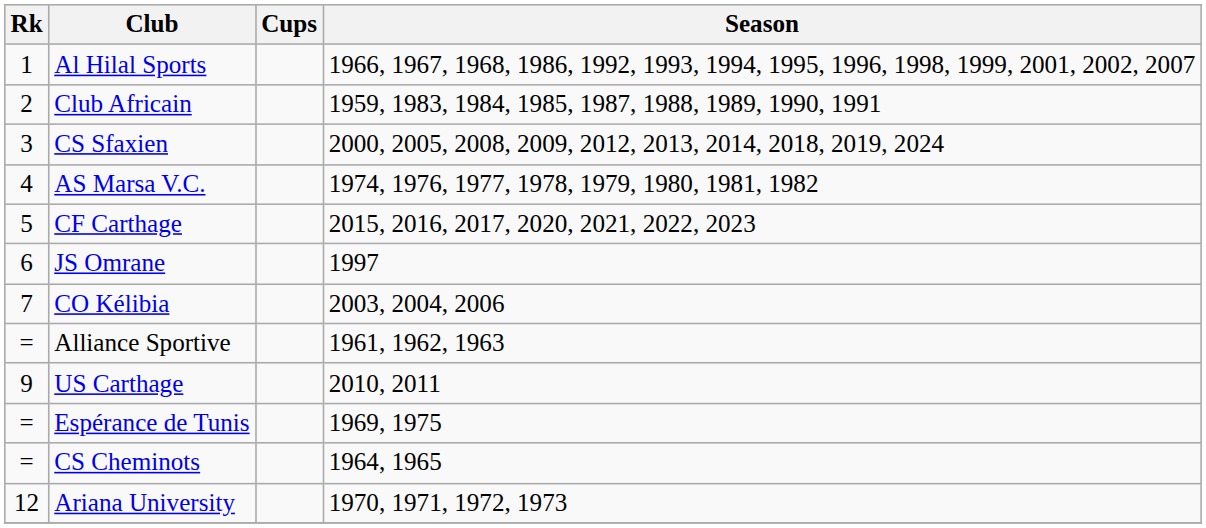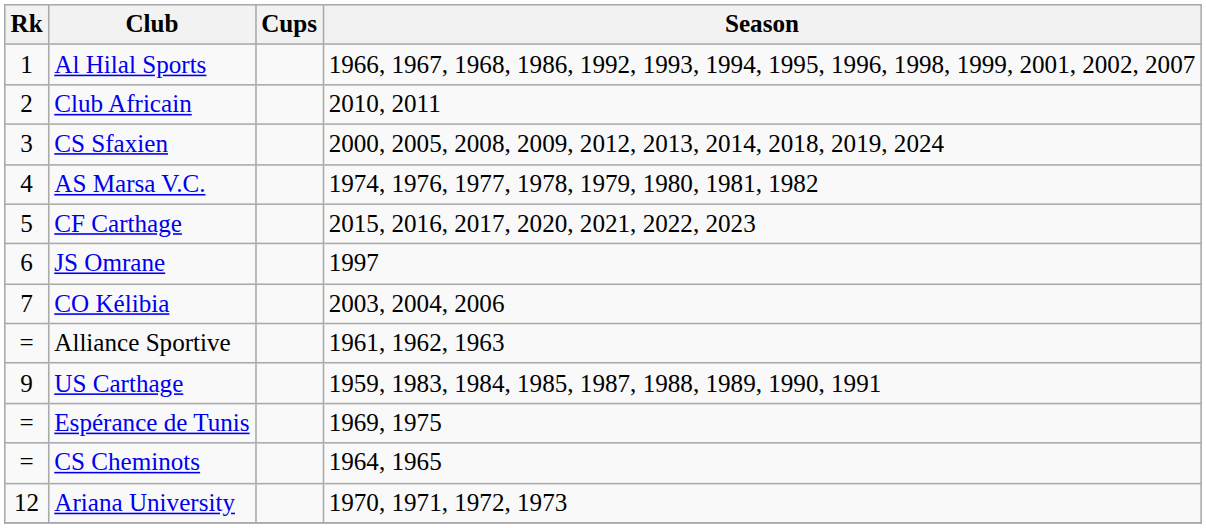(605, 104) 1959, 1983, 1984, 1985, 1987, 1988, 1989, 1990, 1991 -> (385, 104) 2010, 2011
(385, 382) 2010, 2011 -> (605, 382) 1959, 1983, 1984, 1985, 1987, 1988, 1989, 1990, 1991
